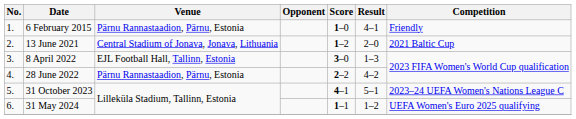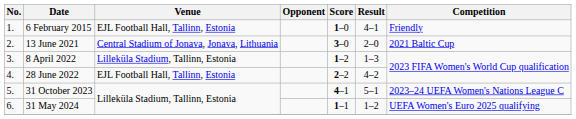(170, 28) Pärnu Rannastaadion, Pärnu, Estonia -> (166, 28) EJL Football Hall, Tallinn, Estonia
(341, 43) 1–2 -> (341, 43) 3–0
(166, 59) EJL Football Hall, Tallinn, Estonia -> (166, 59) Lilleküla Stadium, Tallinn, Estonia
(341, 59) 3–0 -> (341, 59) 1–2
(170, 75) Pärnu Rannastaadion, Pärnu, Estonia -> (166, 75) EJL Football Hall, Tallinn, Estonia
